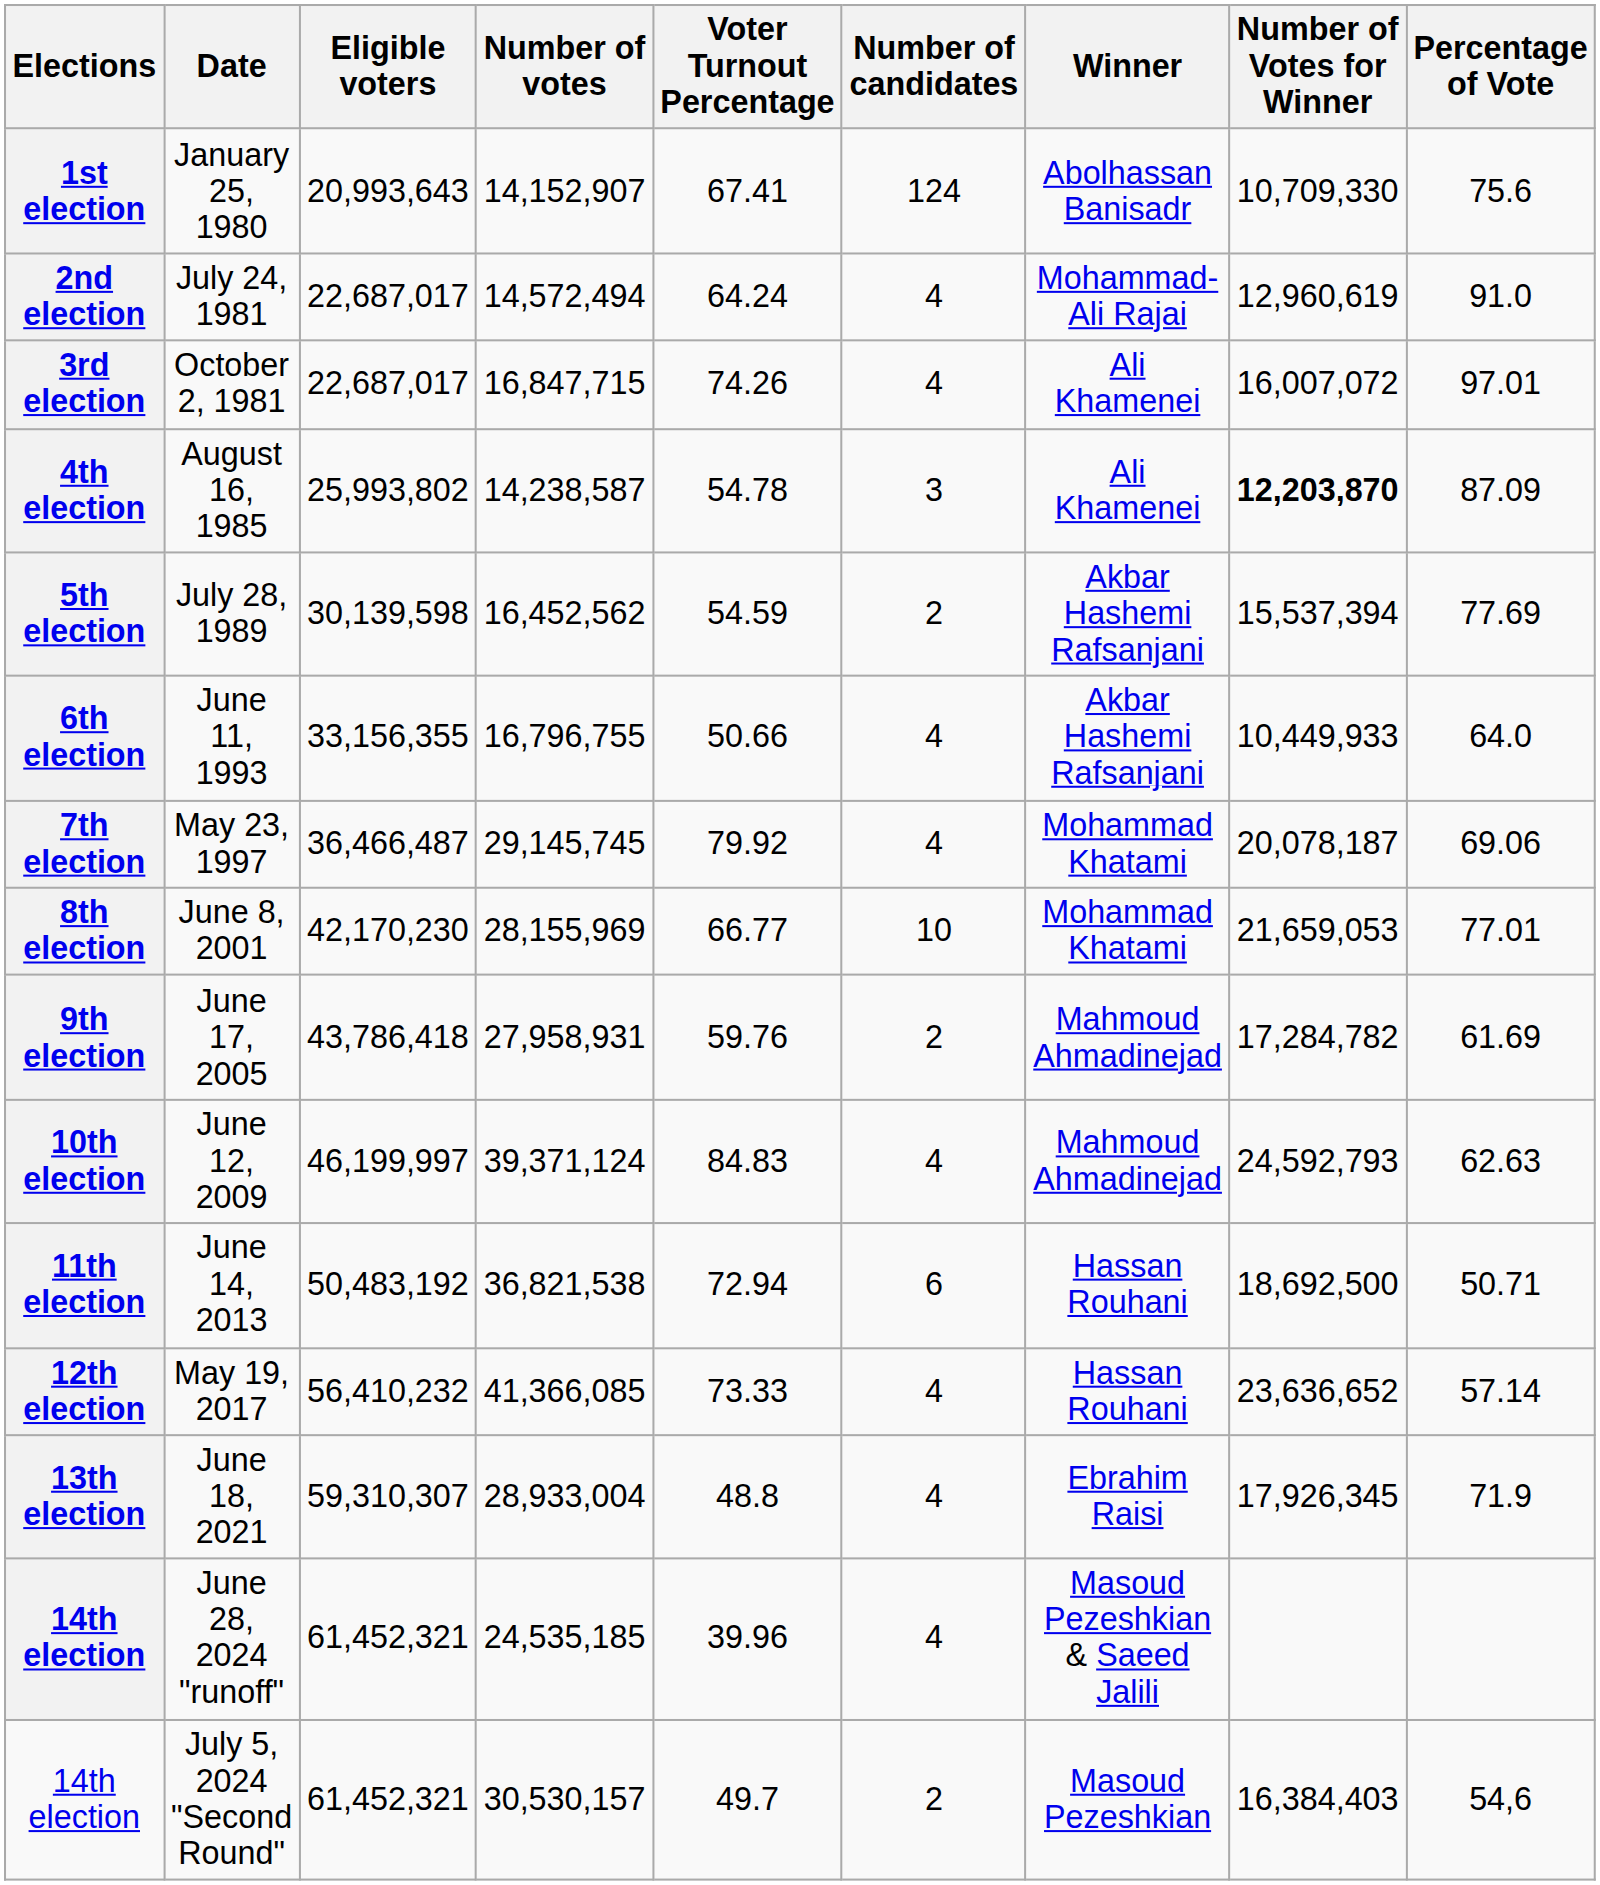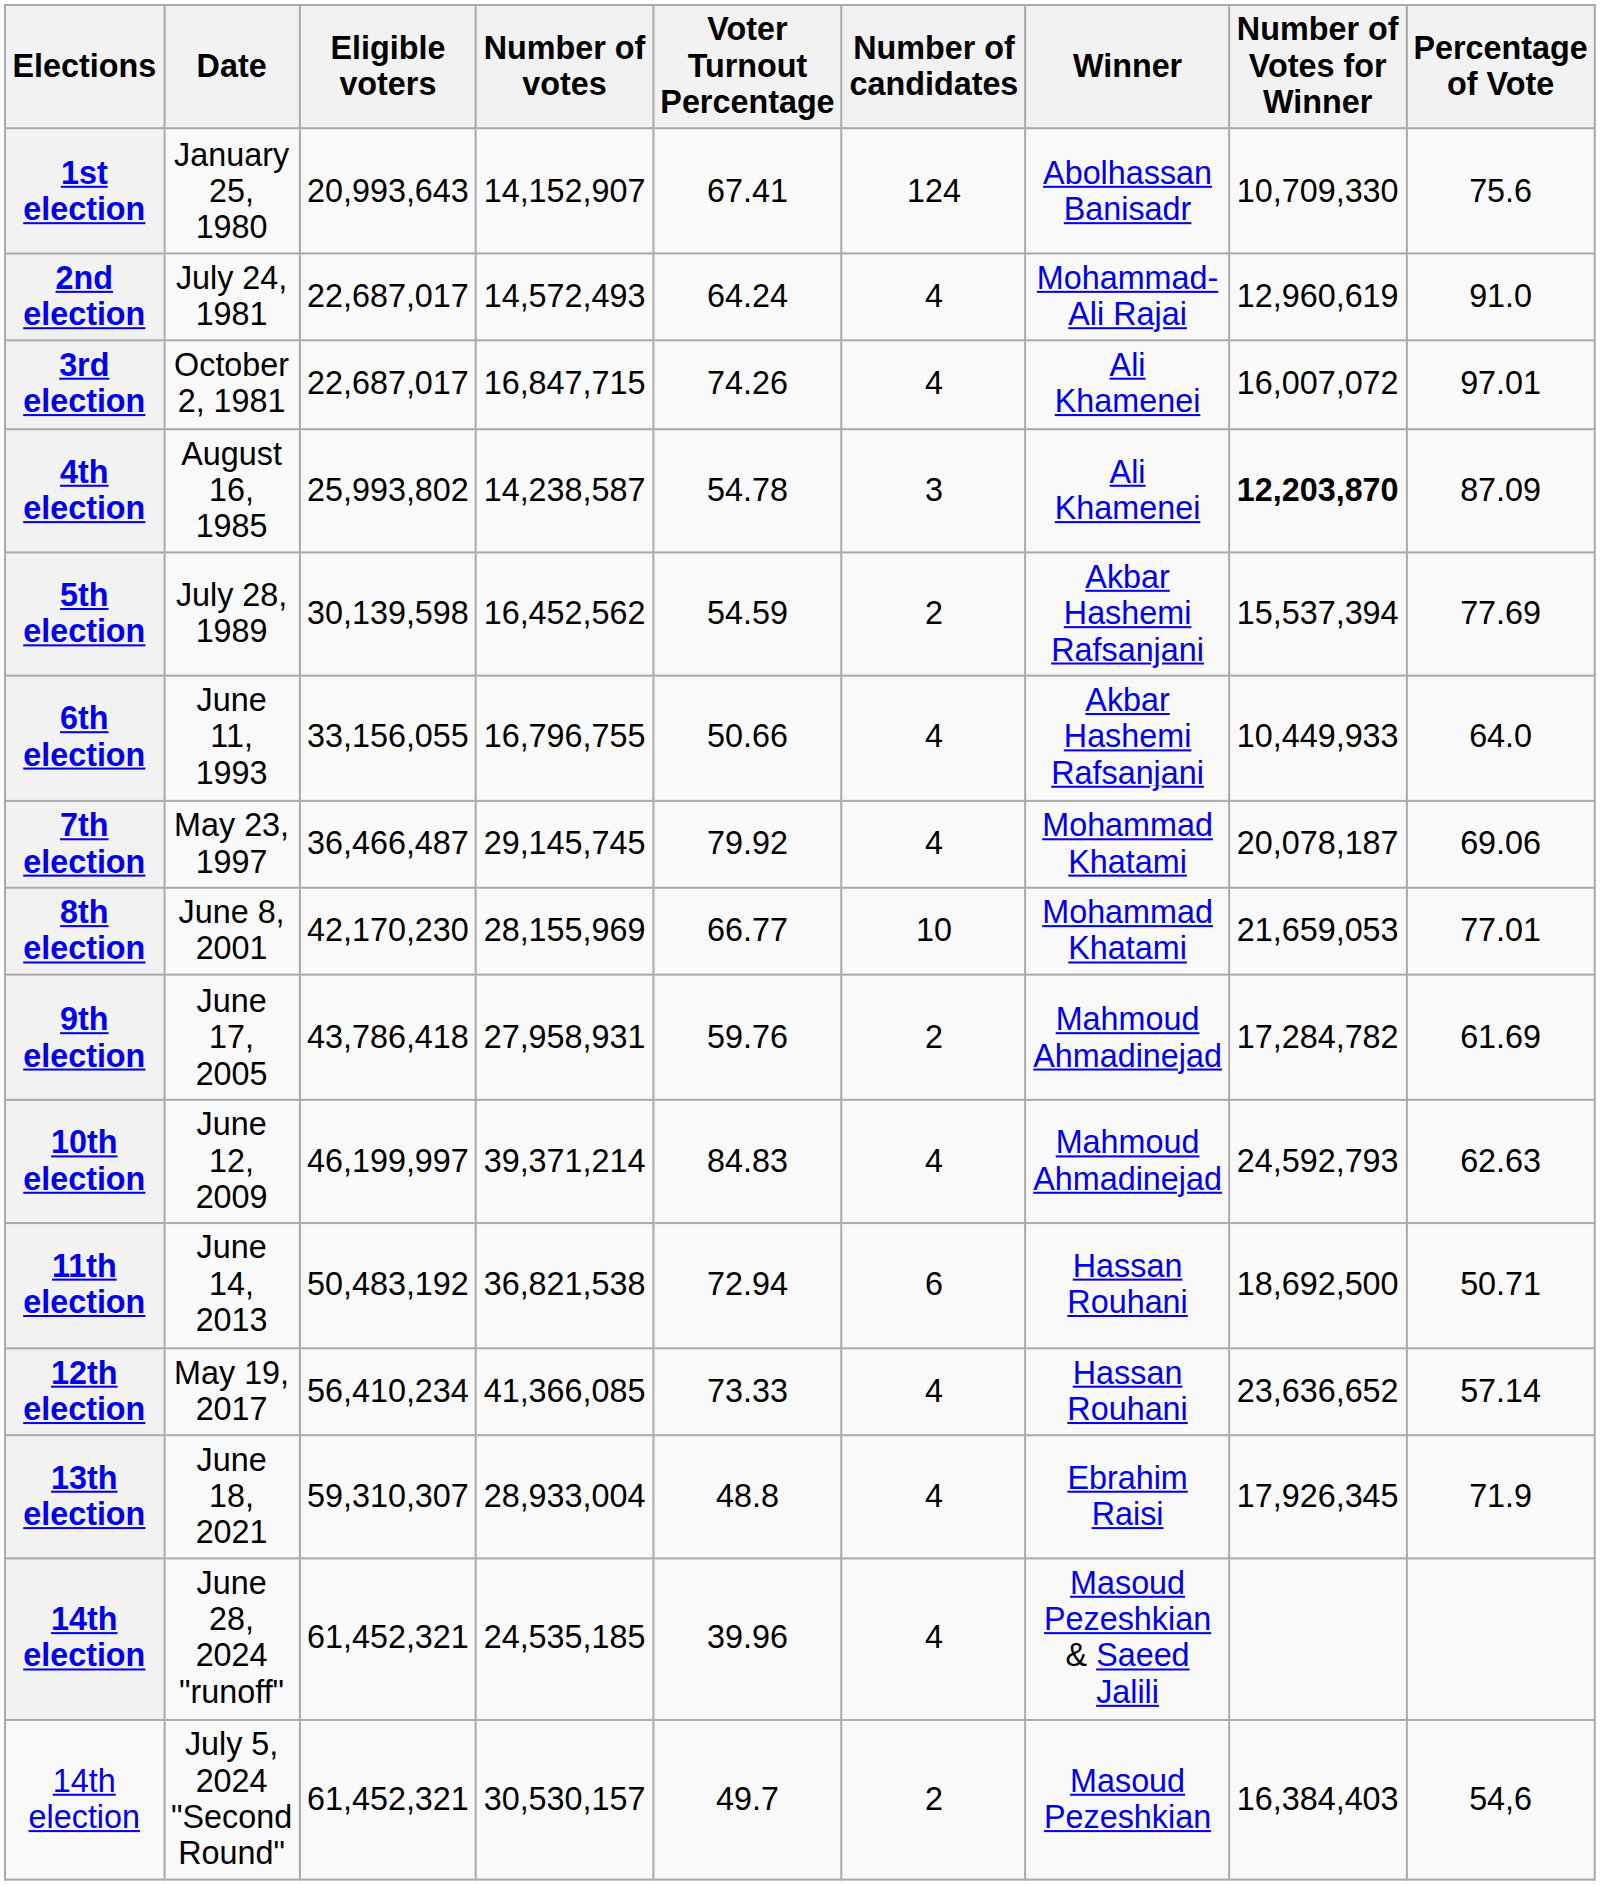(565, 296) 14,572,494 -> (565, 296) 14,572,493
(388, 737) 33,156,355 -> (388, 737) 33,156,055
(565, 1160) 39,371,124 -> (565, 1160) 39,371,214
(388, 1390) 56,410,232 -> (388, 1390) 56,410,234
